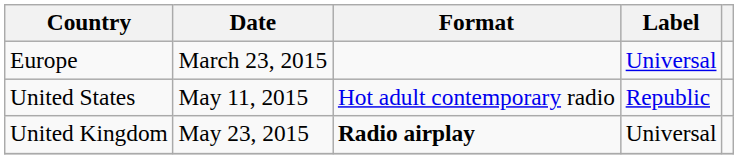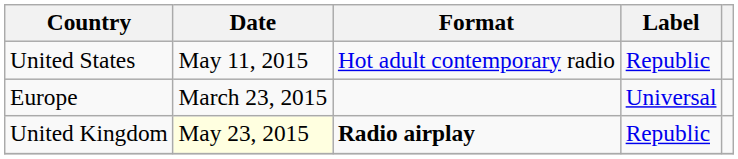rows swapped: (44, 60) <-> (73, 97)
(244, 134) no background -> (244, 134) lightyellow background
(671, 134) Universal -> (668, 134) Republic
